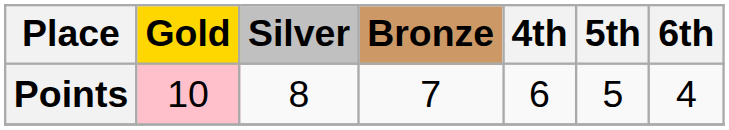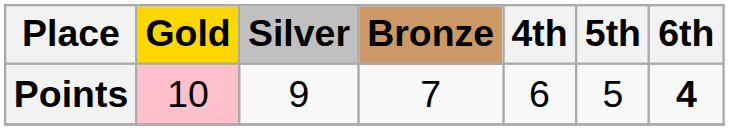(299, 93) 8 -> (299, 93) 9
(686, 93) normal -> (686, 93) bold
